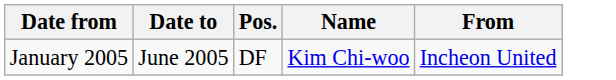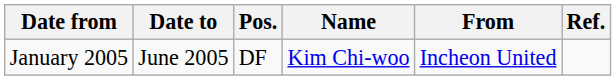+ column: (586, 22)
